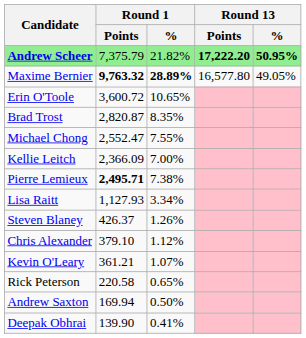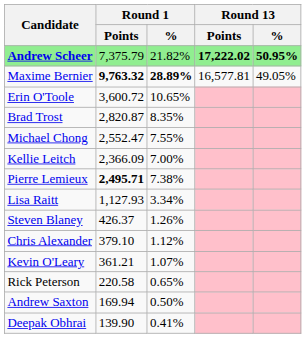(224, 55) 17,222.20 -> (224, 55) 17,222.02
(224, 76) 16,577.80 -> (224, 76) 16,577.81
